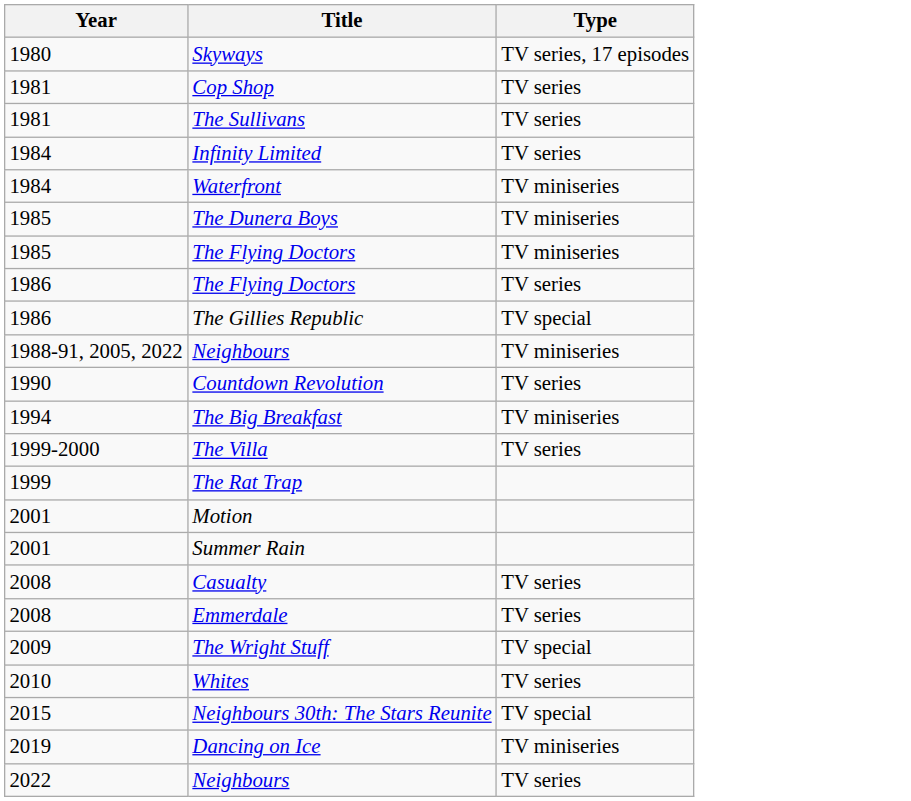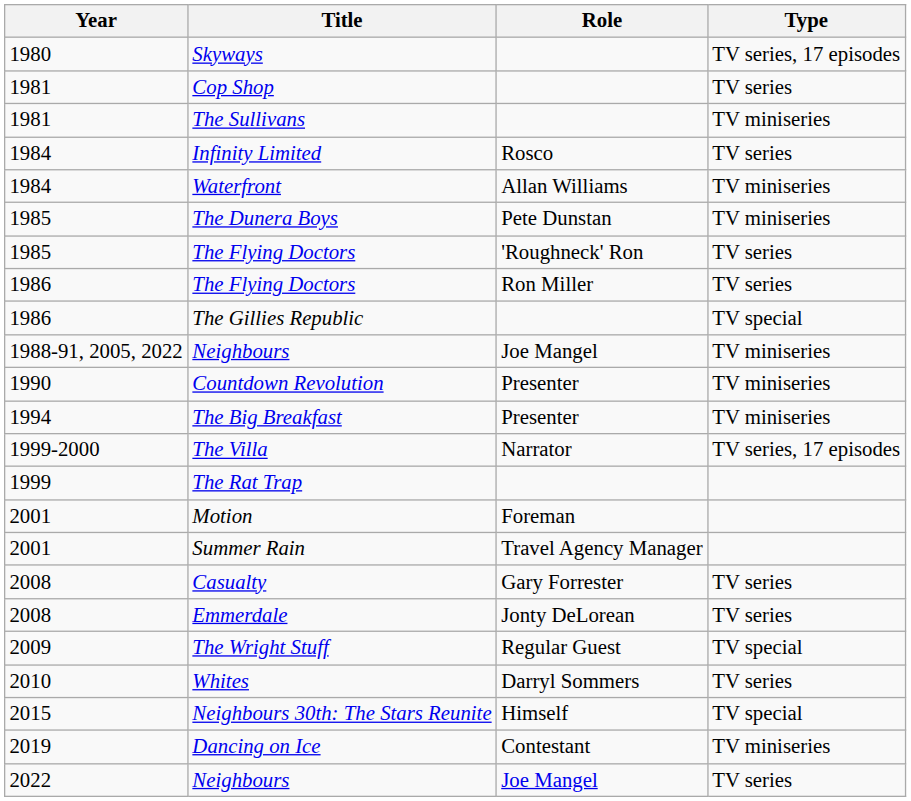+ column: (602, 20)
(541, 119) TV series -> (771, 119) TV miniseries
(560, 251) TV miniseries -> (752, 251) TV series
(541, 383) TV series -> (771, 383) TV miniseries
(541, 449) TV series -> (806, 449) TV series, 17 episodes
